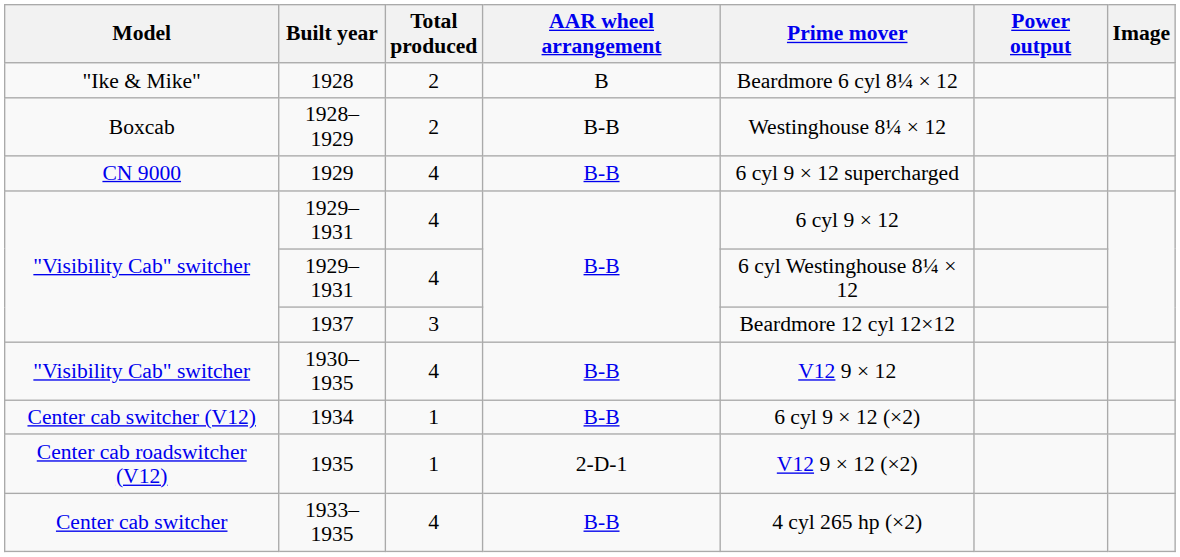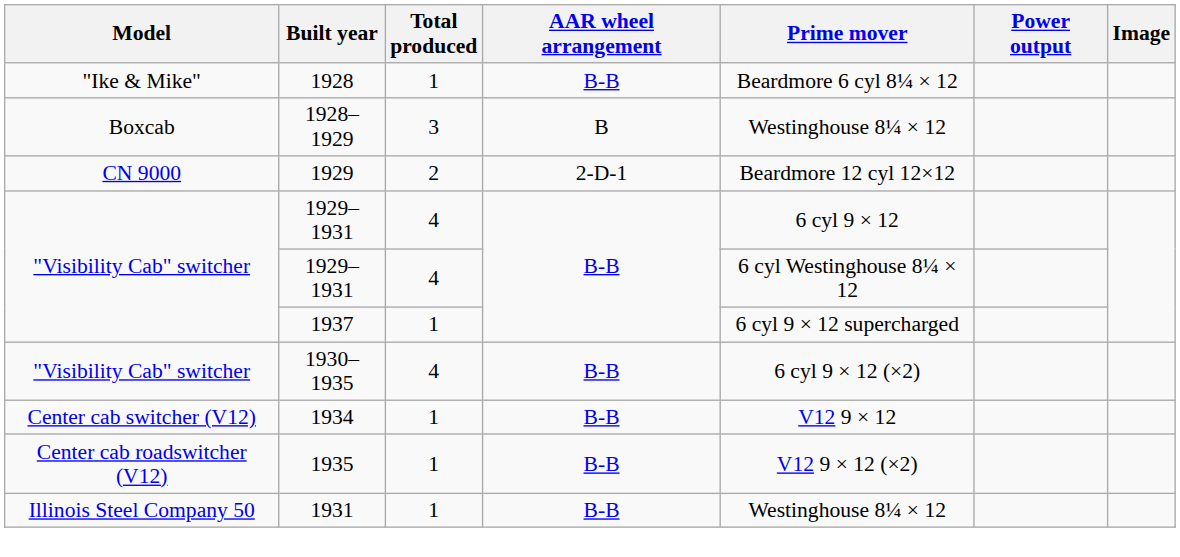(434, 80) 2 -> (434, 80) 1
(602, 80) B -> (602, 80) B-B
(434, 126) 2 -> (434, 126) 3
(602, 126) B-B -> (602, 126) B
(434, 172) 4 -> (434, 172) 2
(602, 172) B-B -> (602, 172) 2-D-1
(847, 172) 6 cyl 9 × 12 supercharged -> (847, 172) Beardmore 12 cyl 12×12
(434, 324) 3 -> (434, 324) 1
(847, 324) Beardmore 12 cyl 12×12 -> (847, 324) 6 cyl 9 × 12 supercharged
(847, 370) V12 9 × 12 -> (847, 370) 6 cyl 9 × 12 (×2)
(847, 417) 6 cyl 9 × 12 (×2) -> (847, 417) V12 9 × 12
(602, 463) 2-D-1 -> (602, 463) B-B
- row: (142, 522)
+ row: (142, 509)
